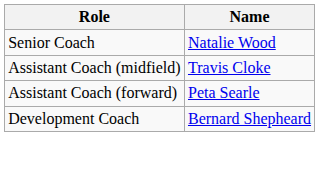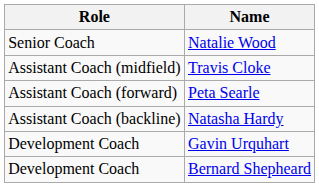+ row: (236, 118)
+ row: (238, 144)
